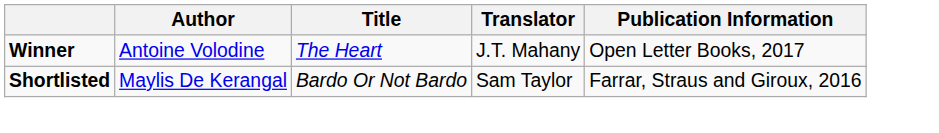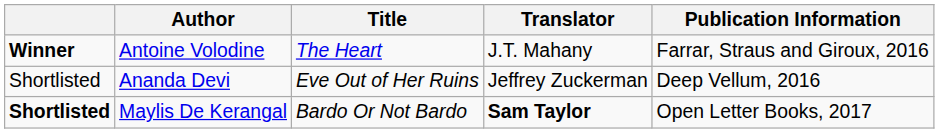(697, 50) Open Letter Books, 2017 -> (793, 50) Farrar, Straus and Giroux, 2016
+ row: (175, 81)
(524, 81) normal -> (539, 111) bold
(725, 81) Farrar, Straus and Giroux, 2016 -> (764, 111) Open Letter Books, 2017
